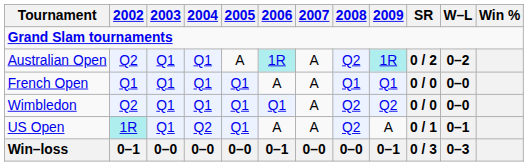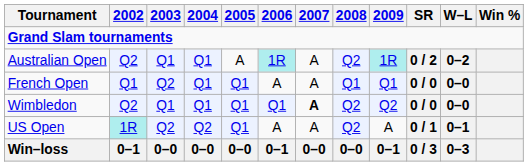(166, 82) Q1 -> (166, 82) Q2
(314, 104) normal -> (314, 104) bold
(166, 127) Q1 -> (166, 127) Q2
